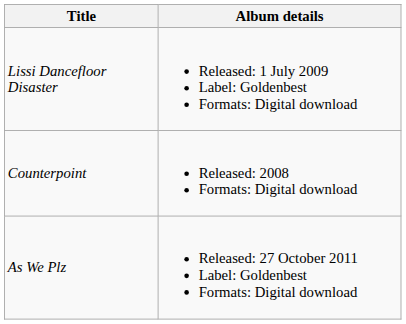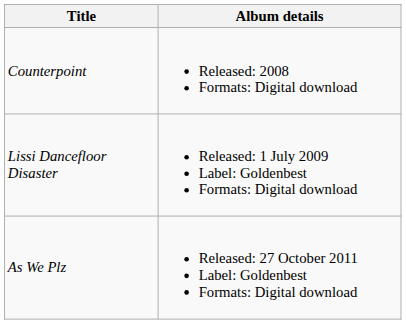rows swapped: (47, 173) <-> (57, 79)
